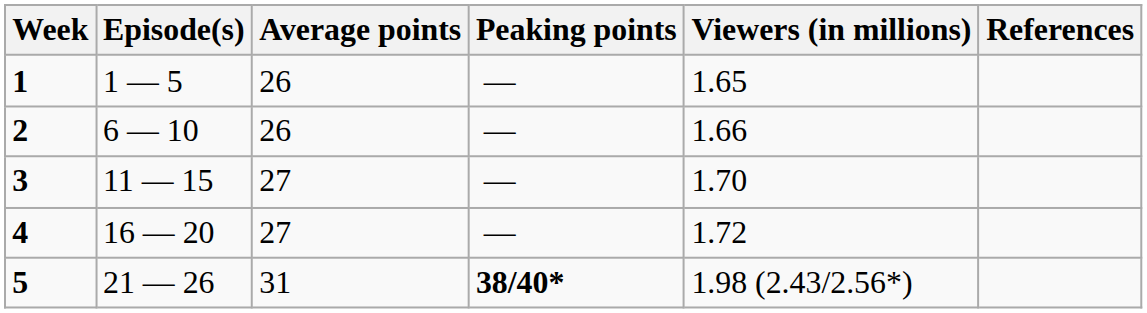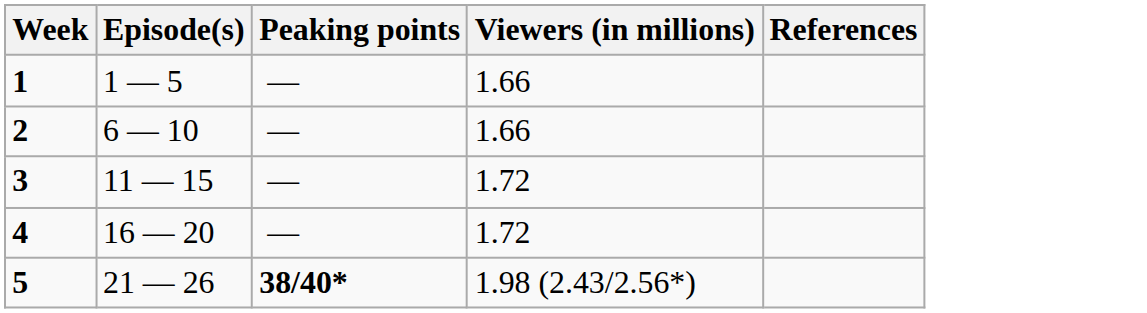- column: (360, 29)
(719, 80) 1.65 -> (503, 80) 1.66
(719, 181) 1.70 -> (503, 181) 1.72
